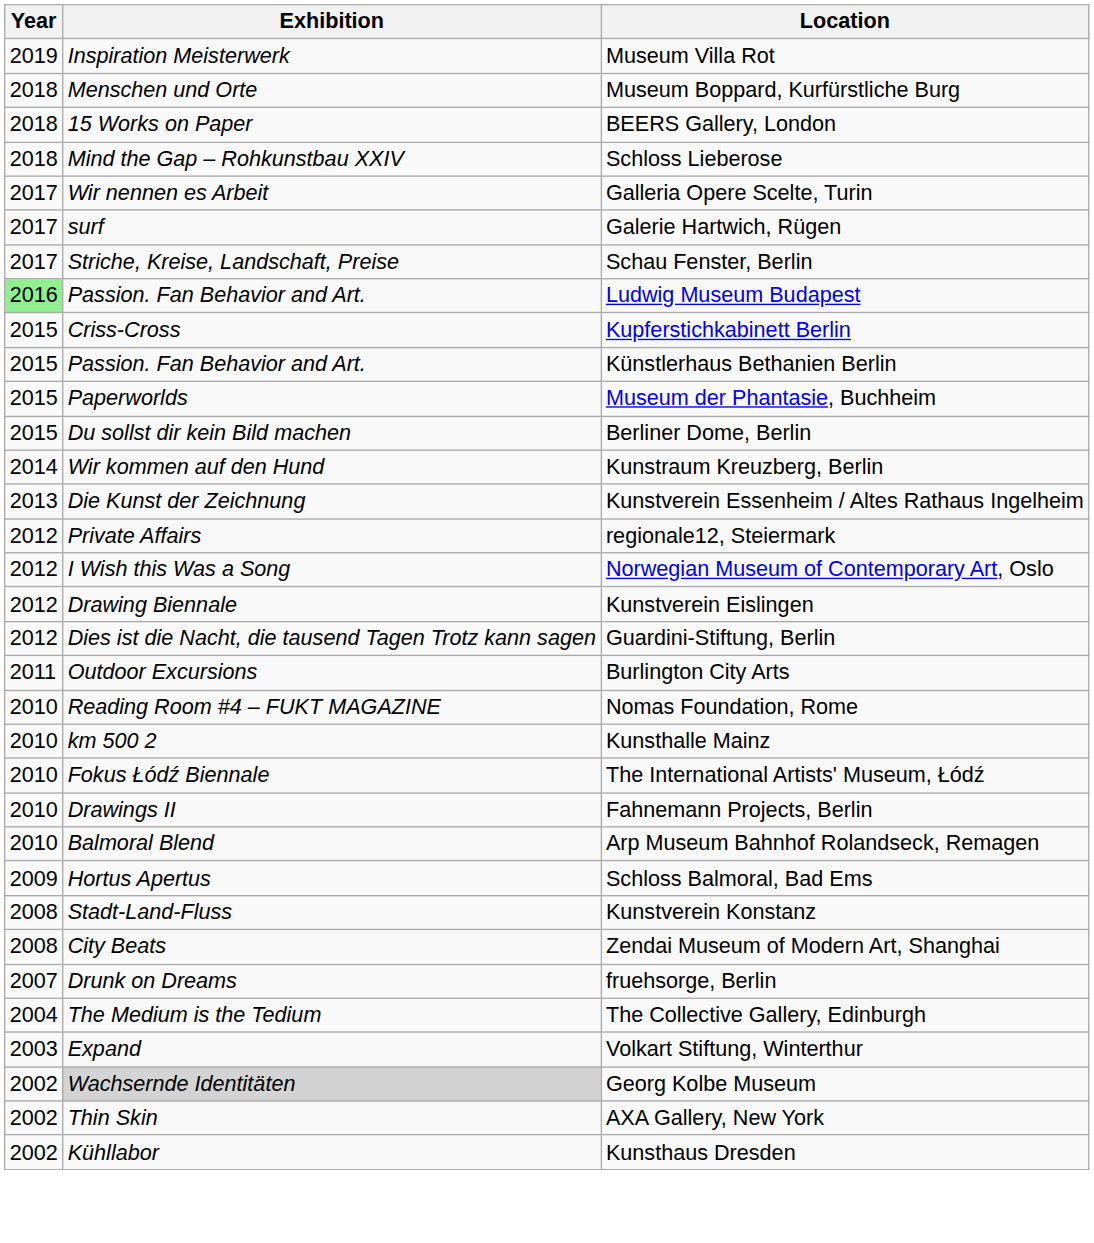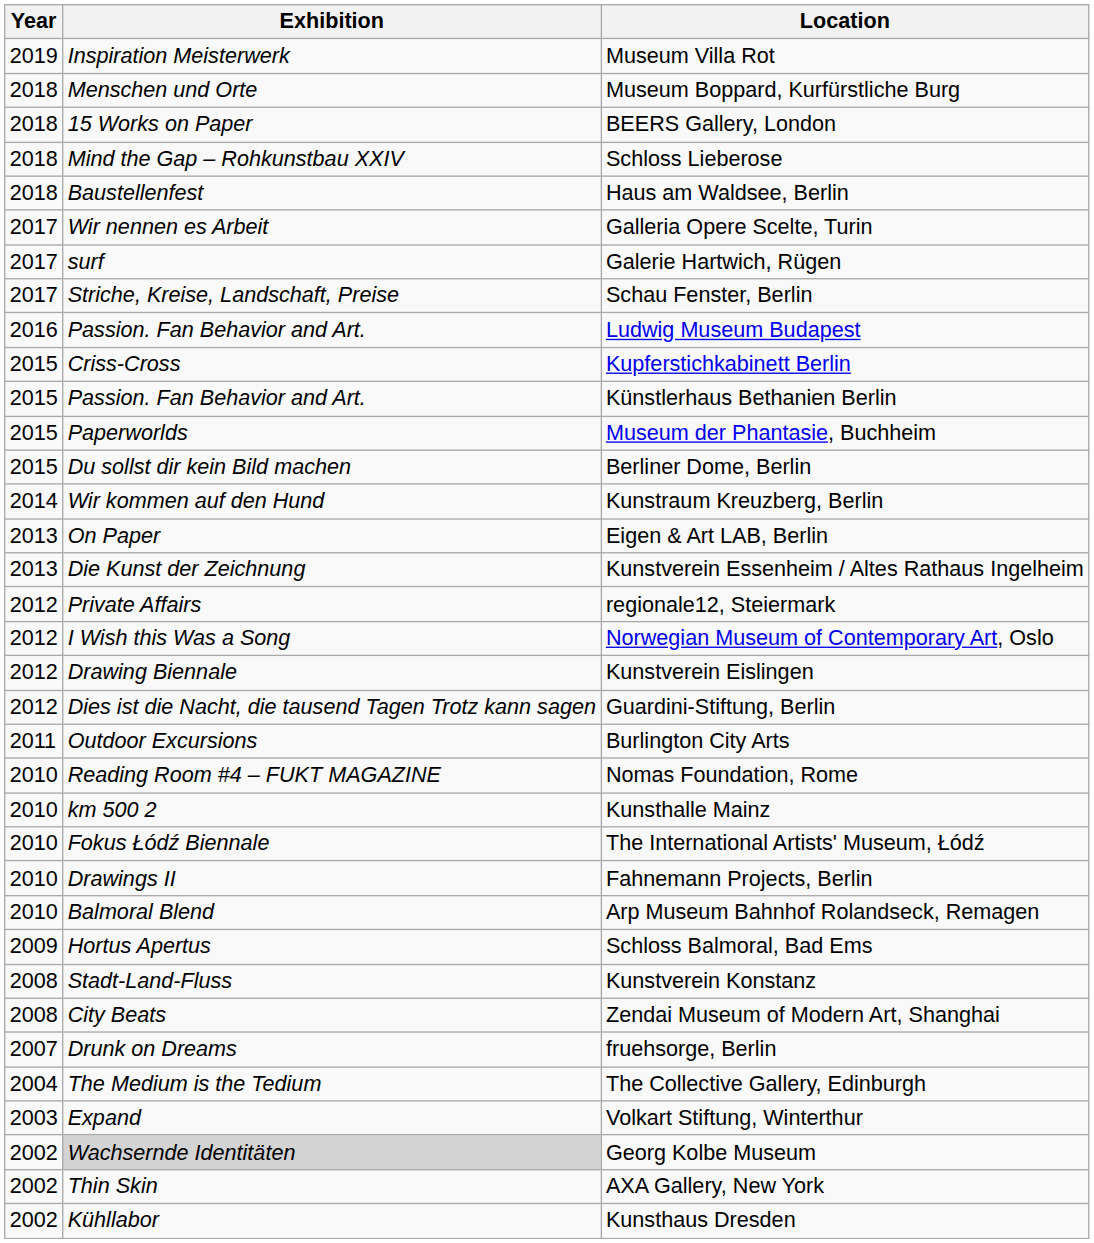+ row: (727, 192)
(34, 295) lightgreen background -> (34, 329) no background
+ row: (717, 535)
